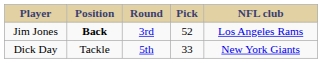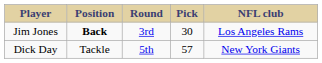(187, 31) 52 -> (187, 31) 30
(187, 49) 33 -> (187, 49) 57
